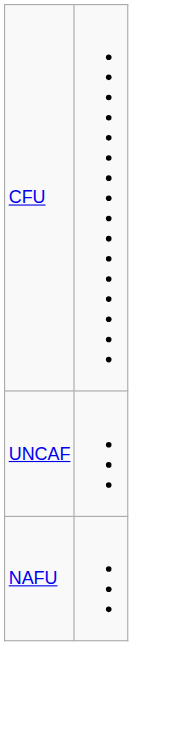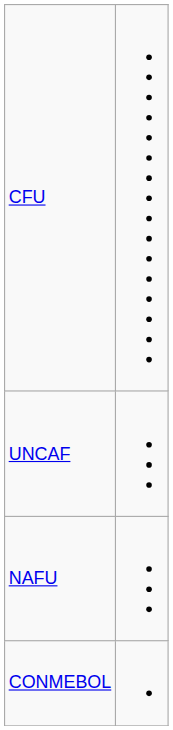+ row: (60, 683)
